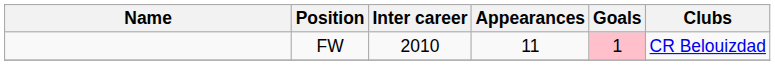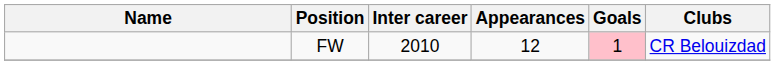(530, 45) 11 -> (530, 45) 12
